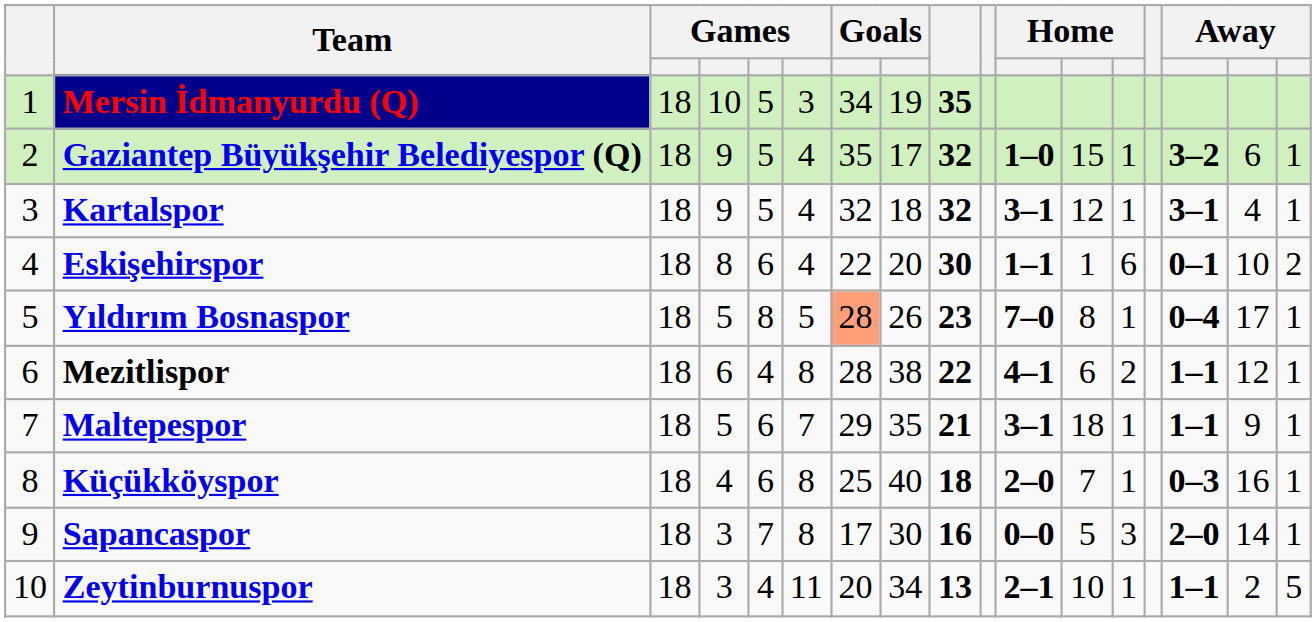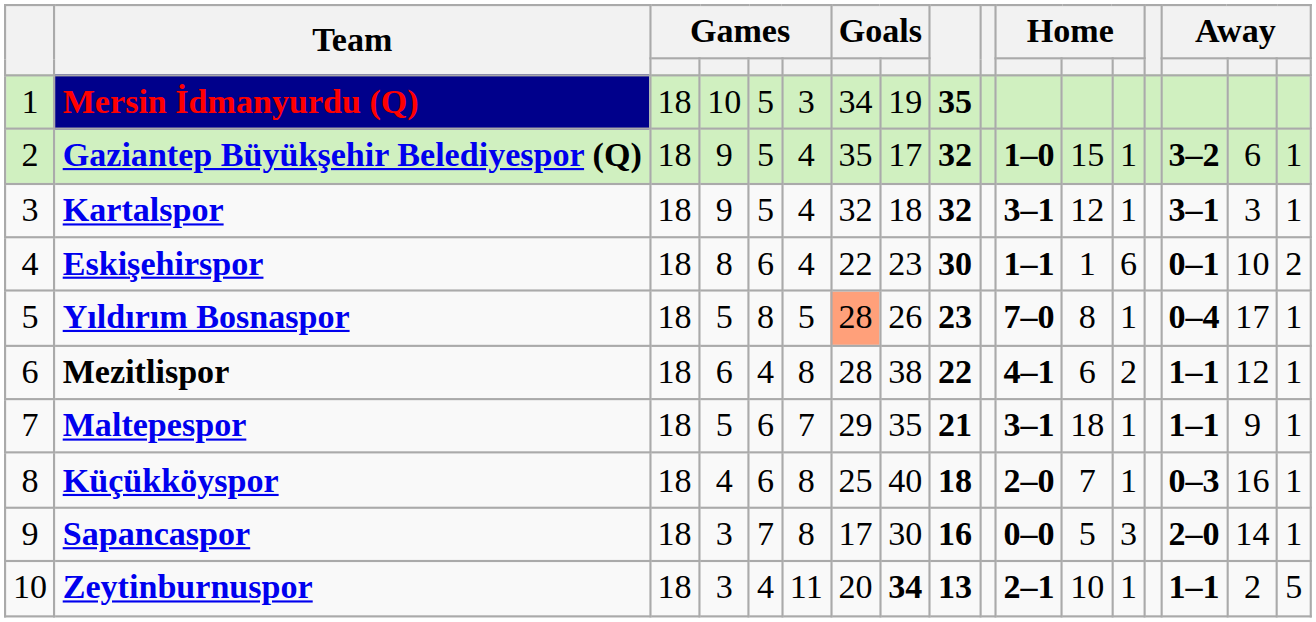(1252, 209) 4 -> (1252, 209) 3
(905, 263) 20 -> (905, 263) 23
(905, 587) normal -> (905, 587) bold
